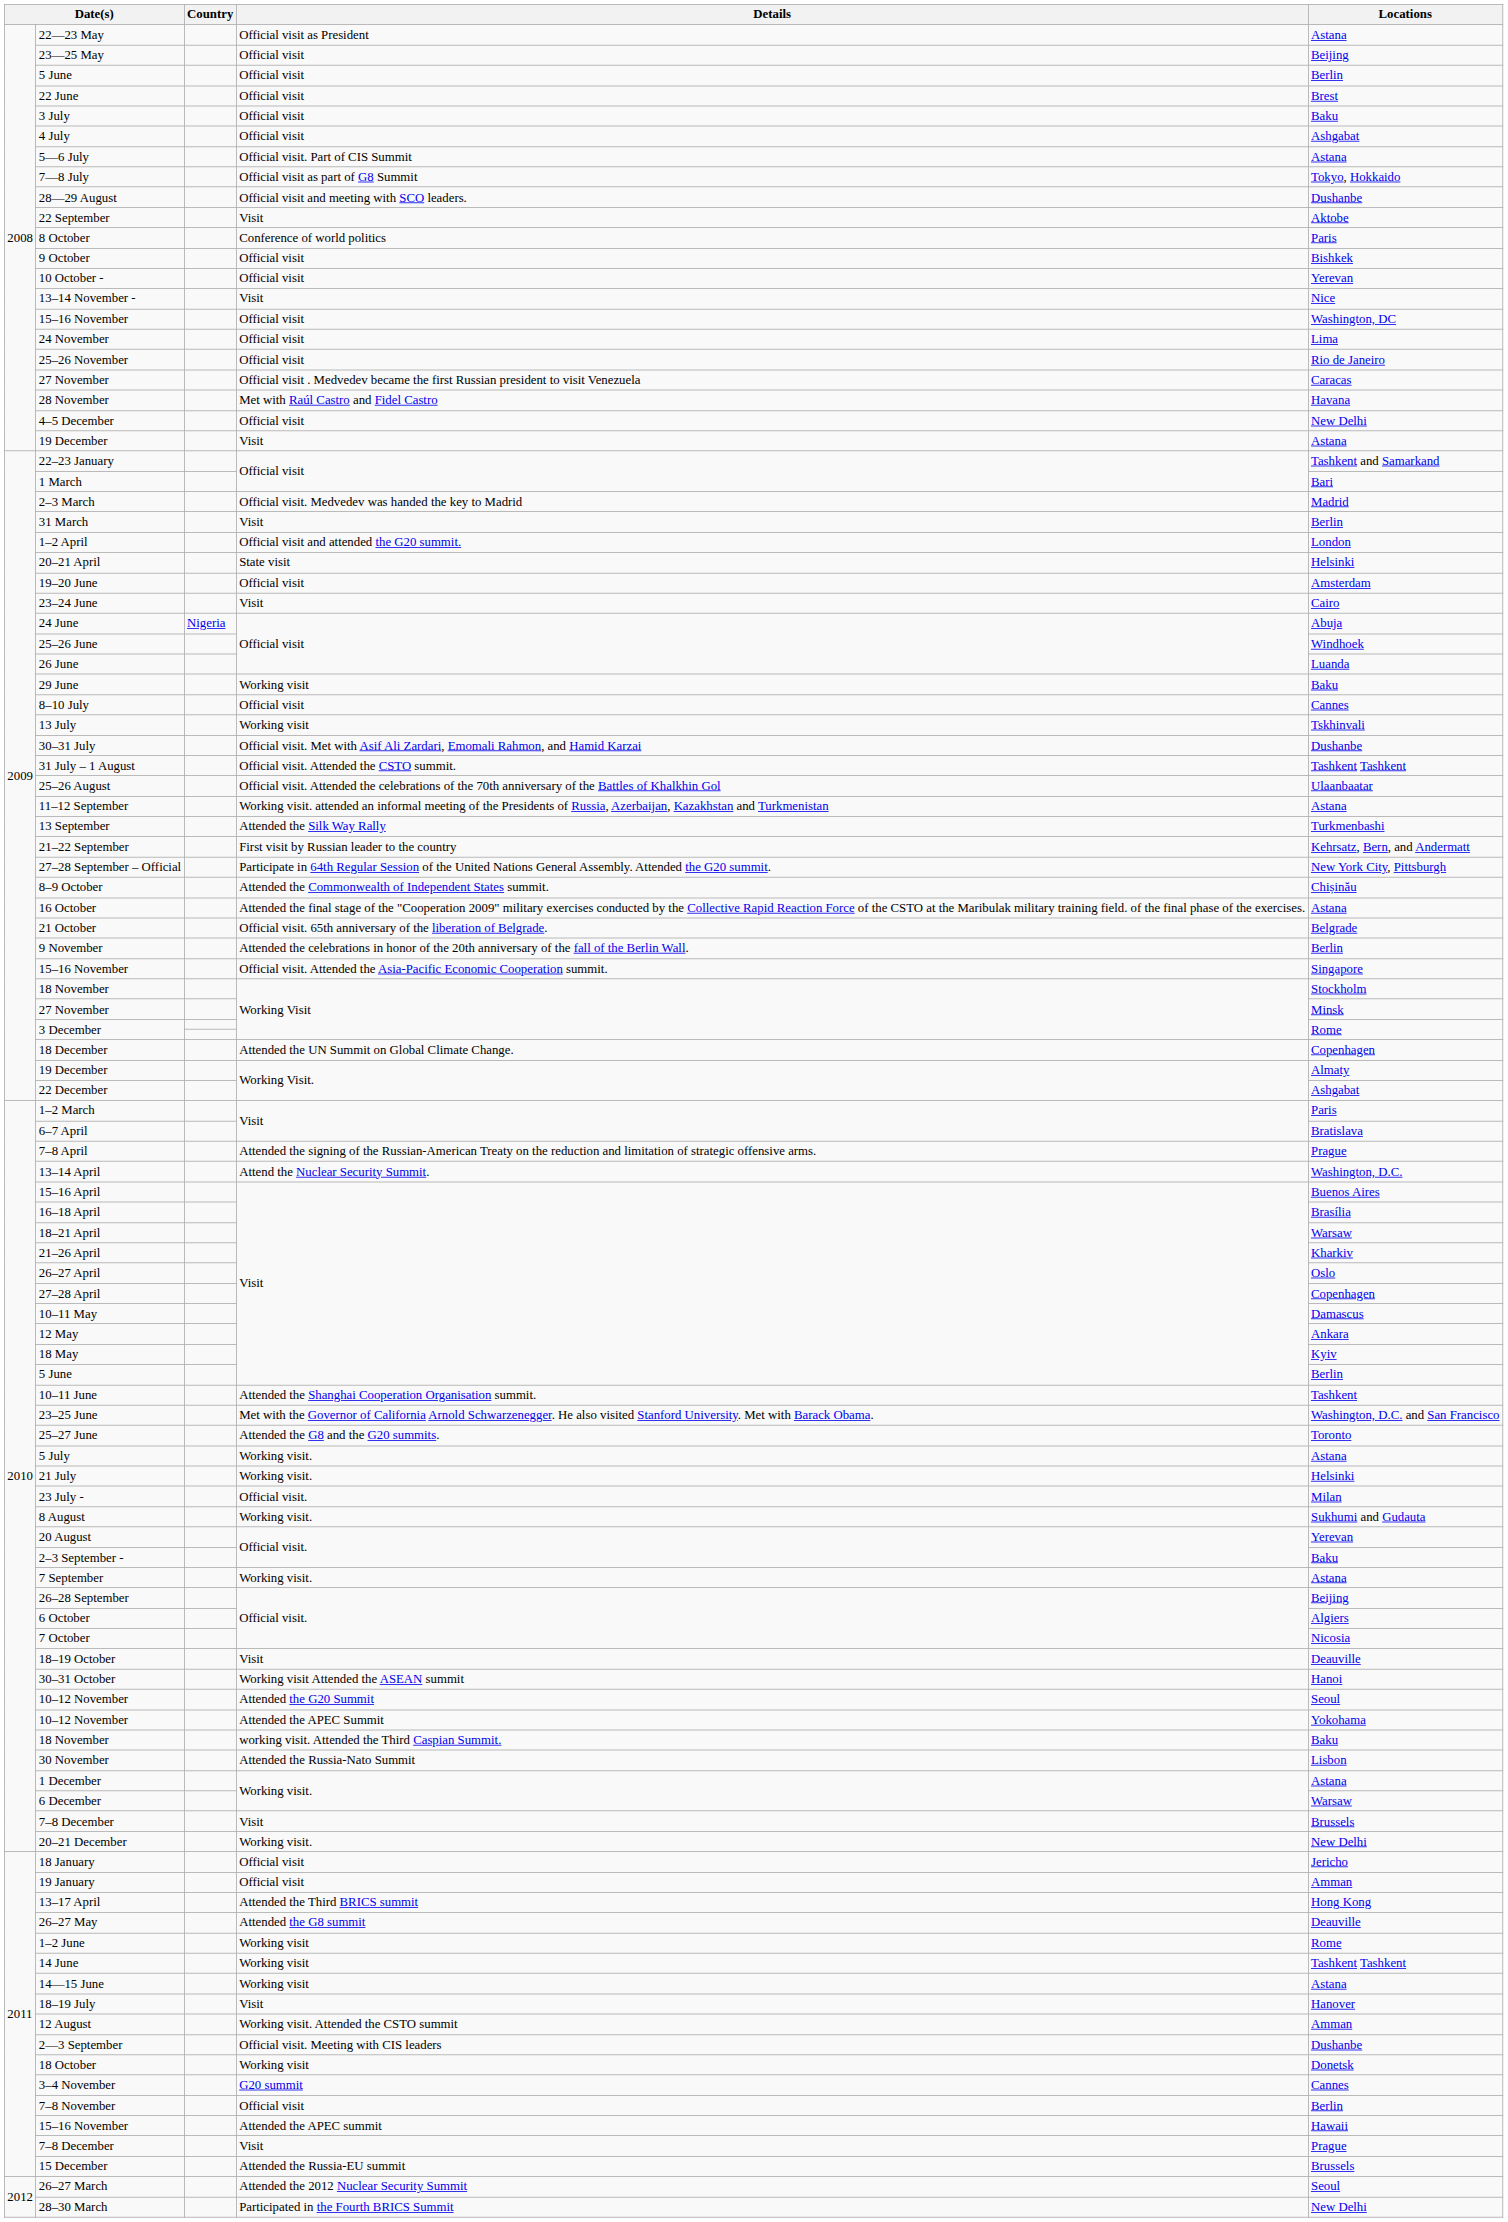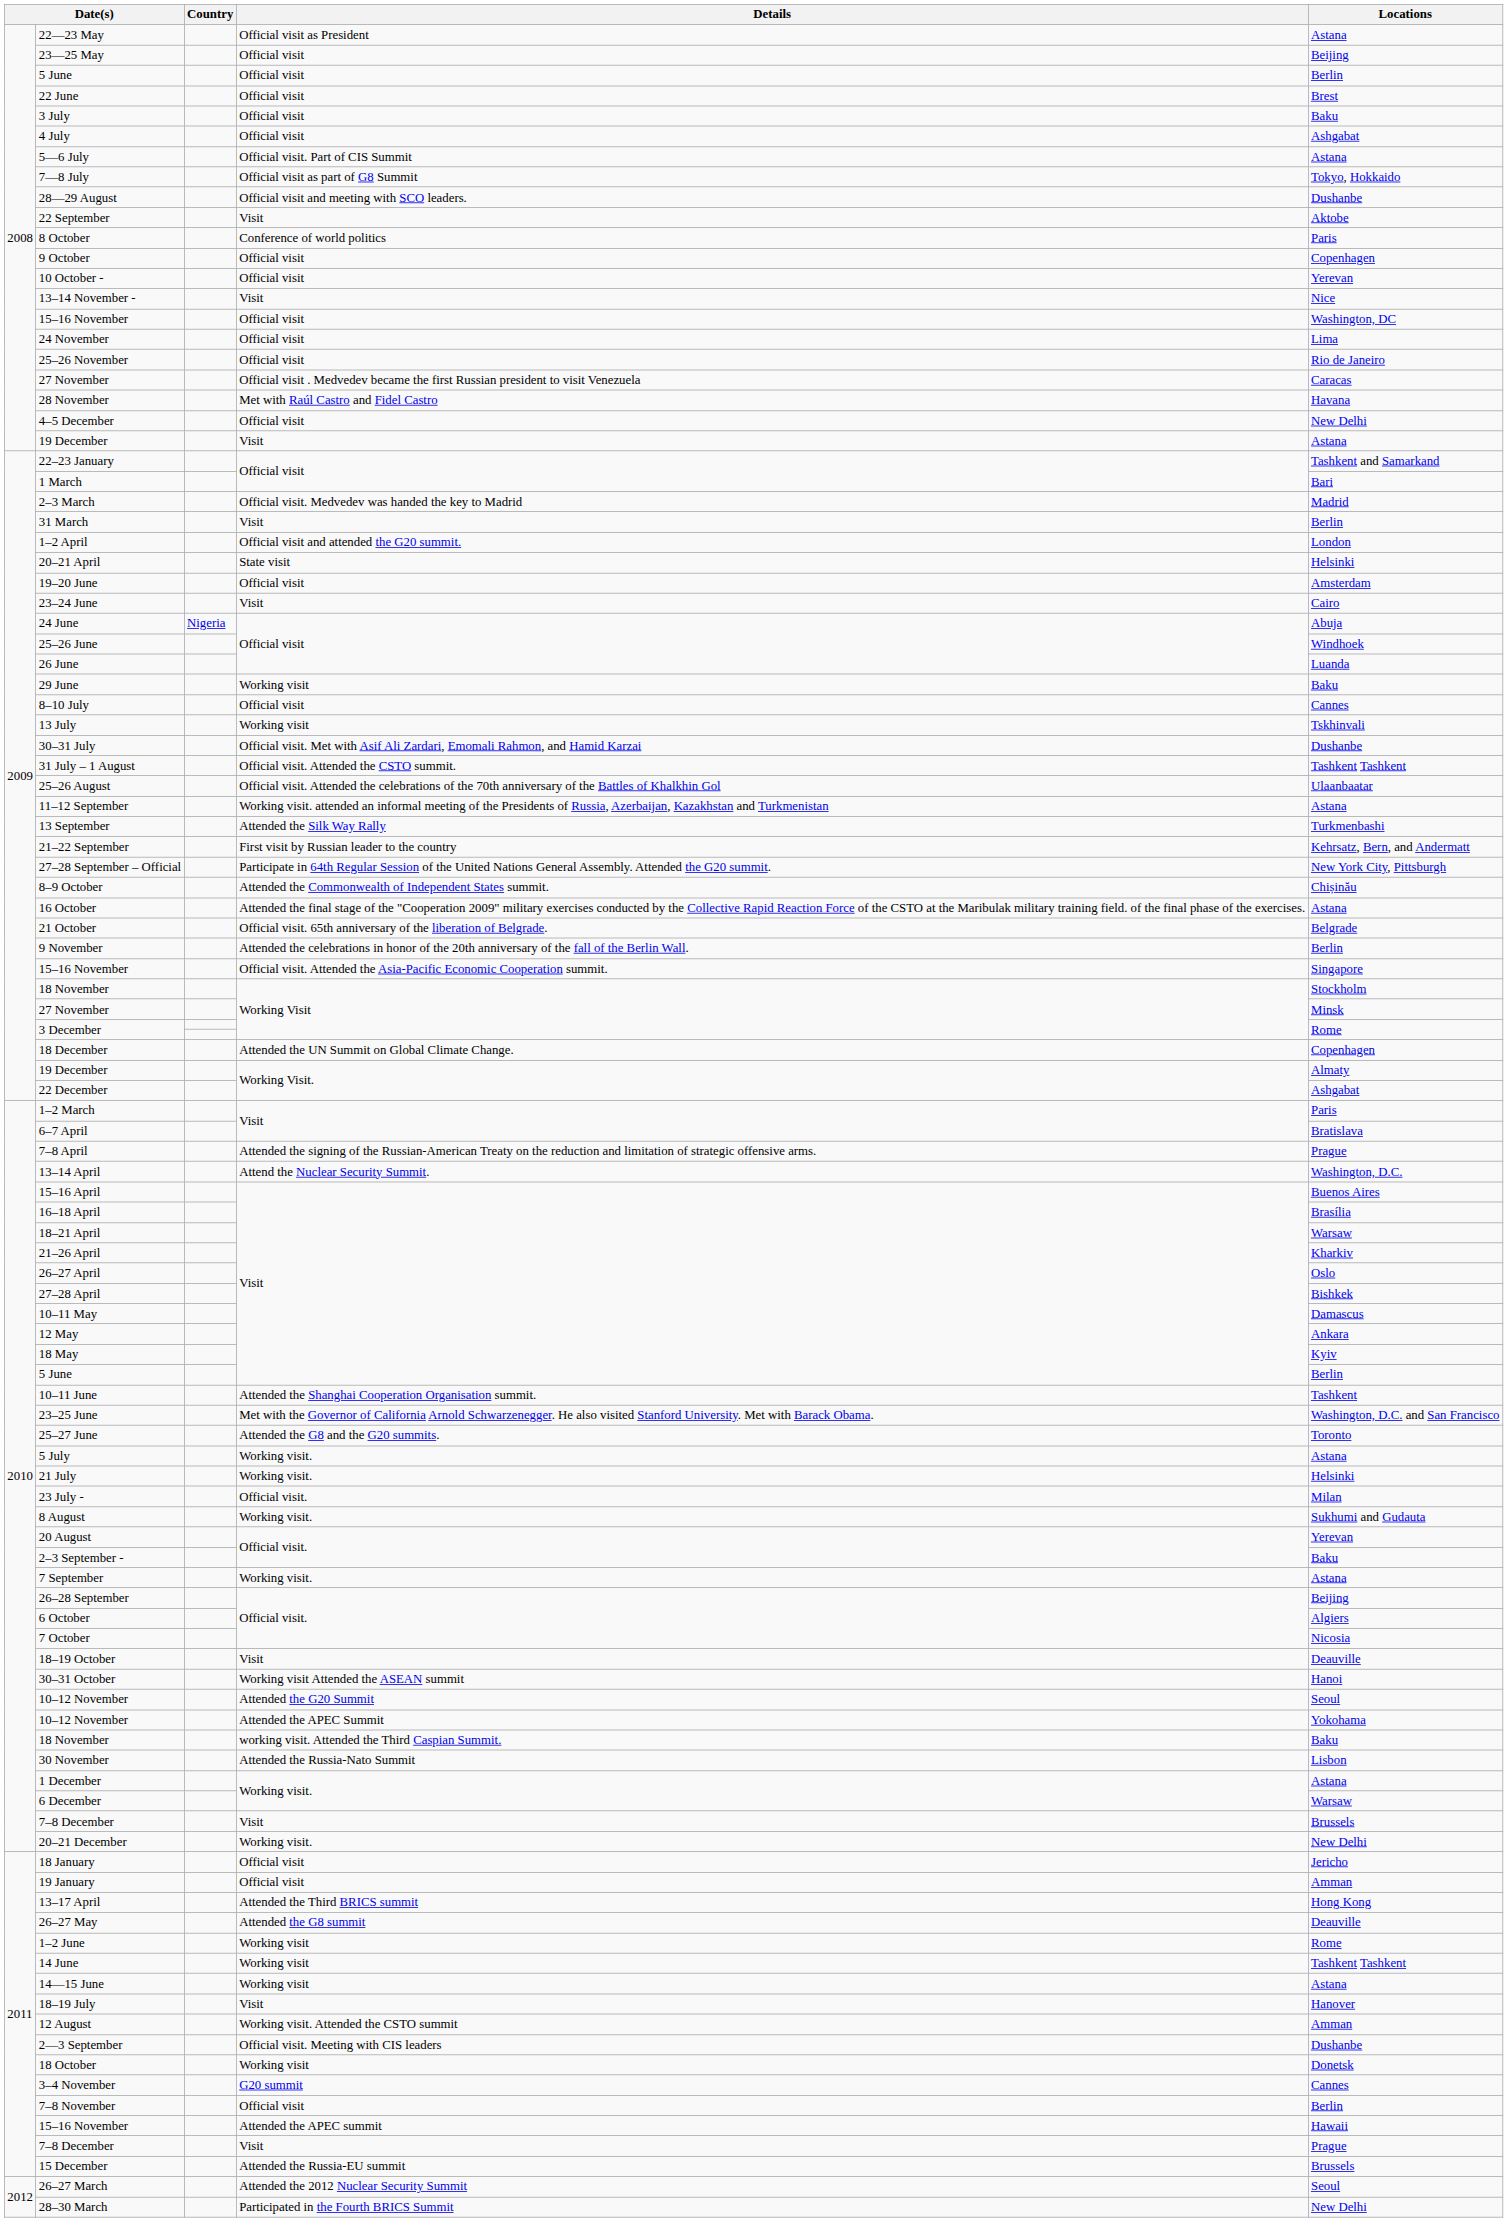(1332, 258) Bishkek -> (1343, 258) Copenhagen
(1343, 1293) Copenhagen -> (1332, 1293) Bishkek
